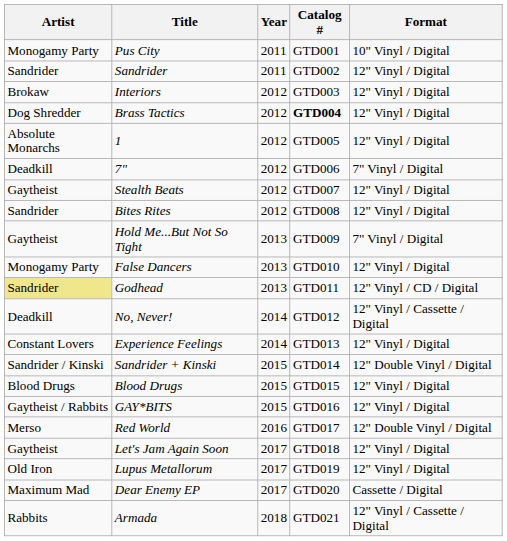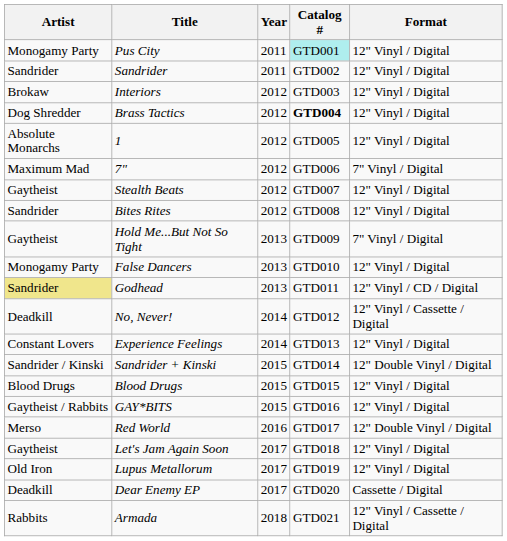(316, 50) no background -> (316, 50) paleturquoise background
(401, 50) 10" Vinyl / Digital -> (401, 50) 12" Vinyl / Digital
(30, 169) Deadkill -> (48, 169) Maximum Mad
(48, 490) Maximum Mad -> (30, 490) Deadkill
